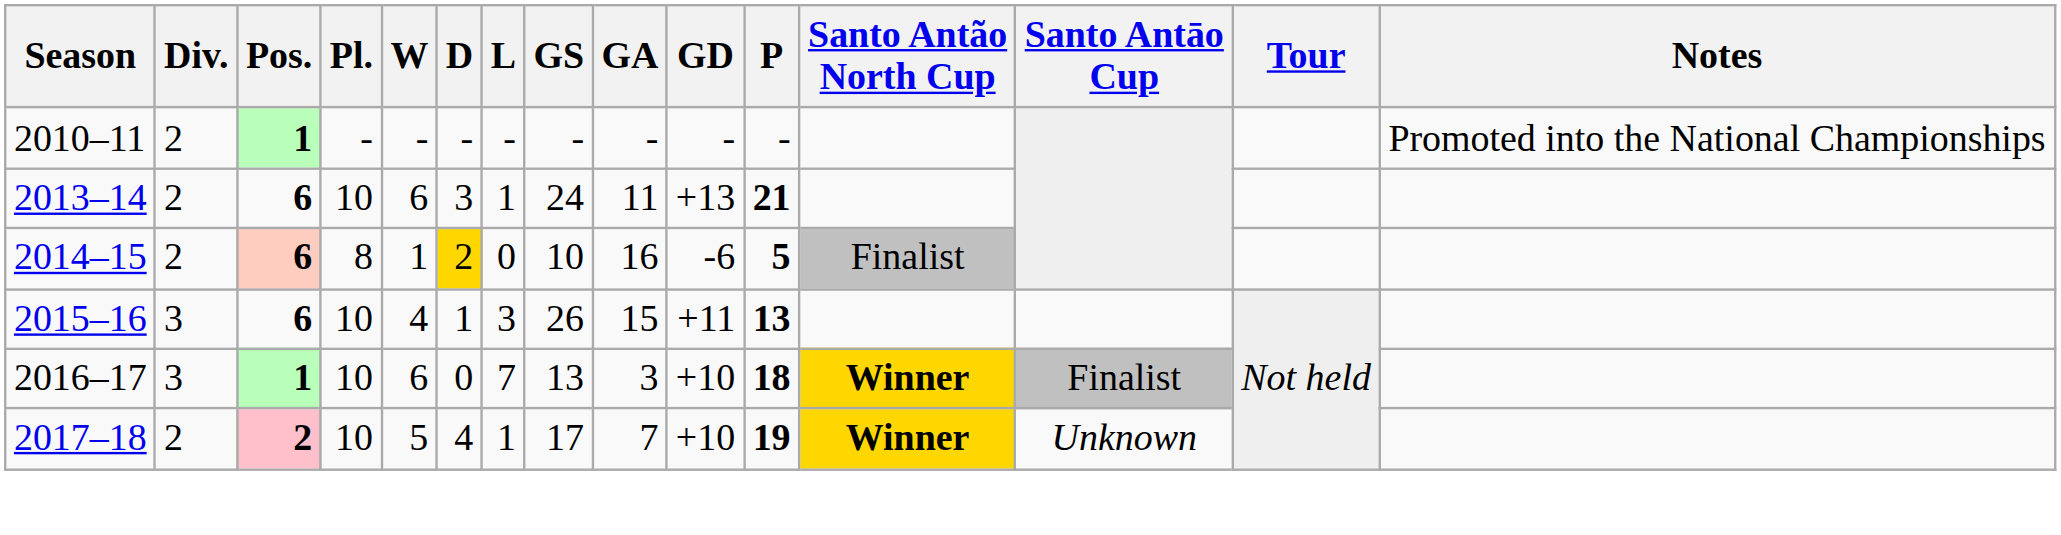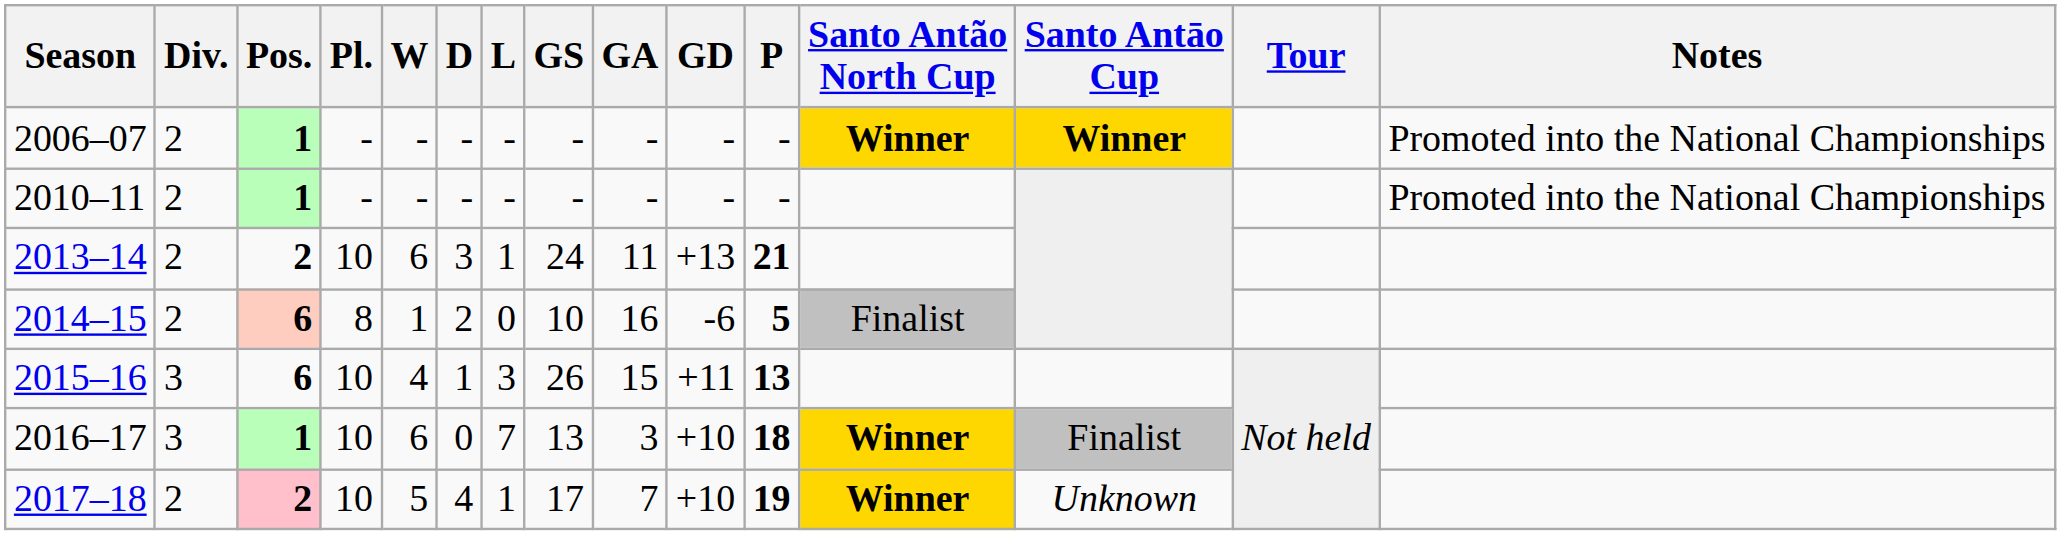+ row: (80, 137)
(303, 197) 6 -> (303, 257) 2
(464, 257) gold background -> (464, 317) no background
